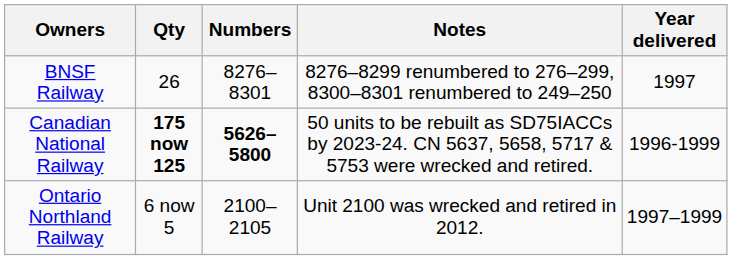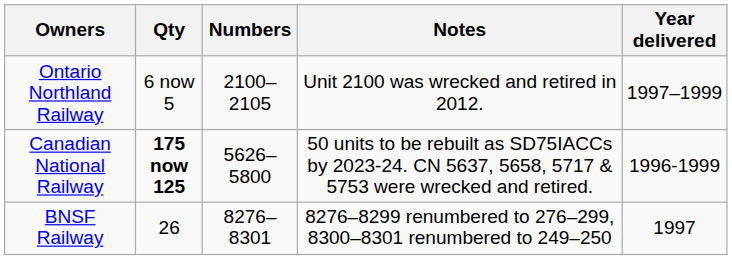rows swapped: (70, 81) <-> (70, 217)
(250, 144) bold -> (250, 165) normal
